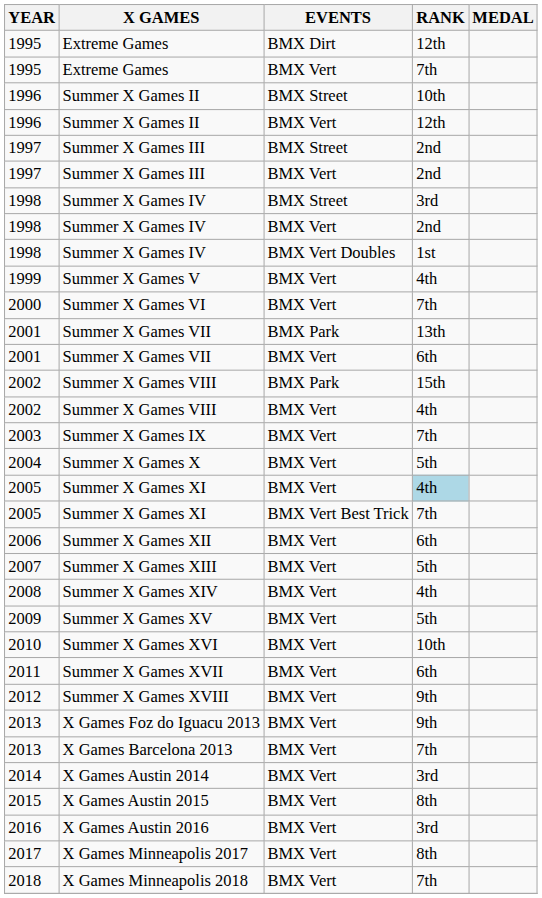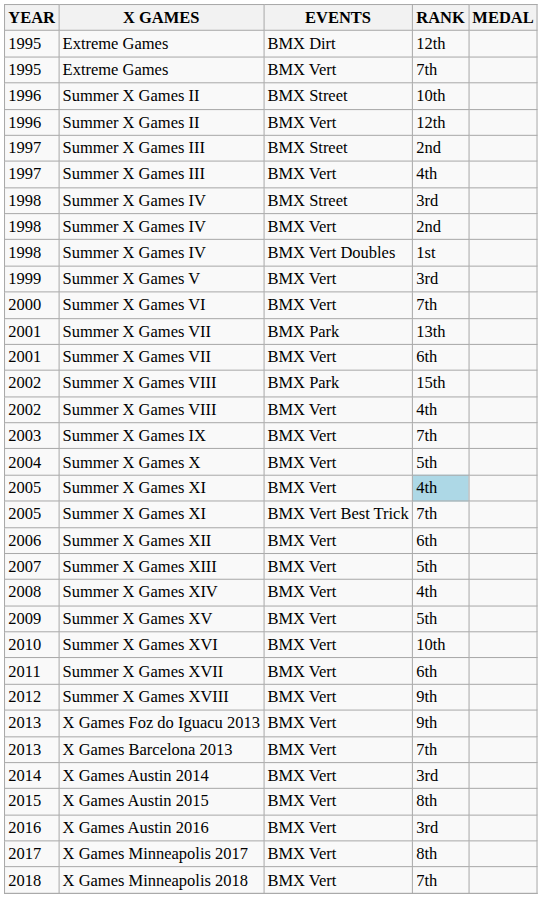(429, 174) 2nd -> (427, 174) 4th
(427, 278) 4th -> (427, 278) 3rd
